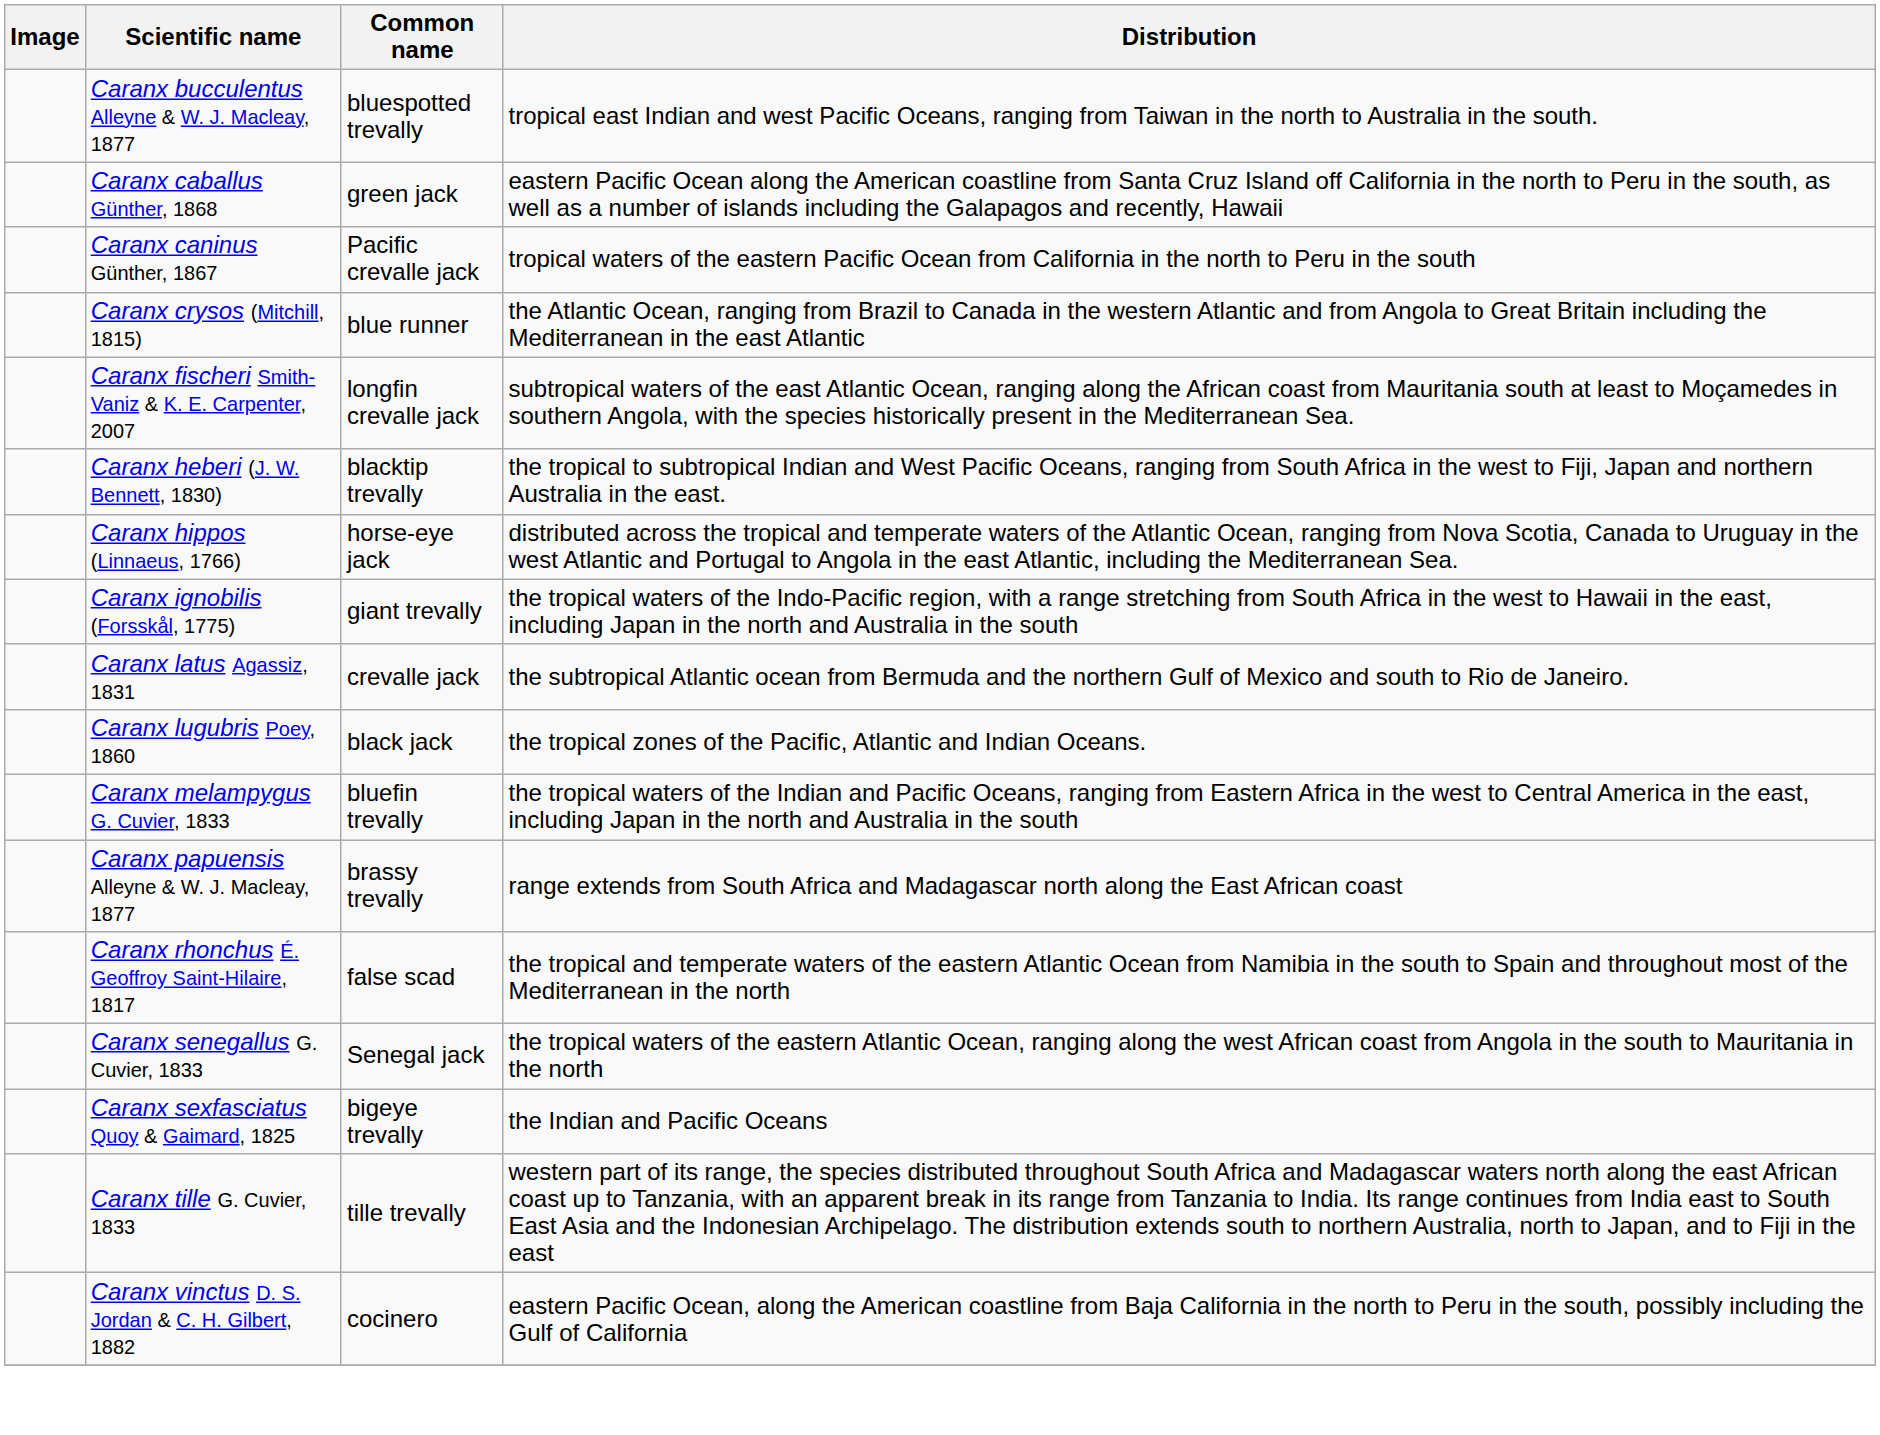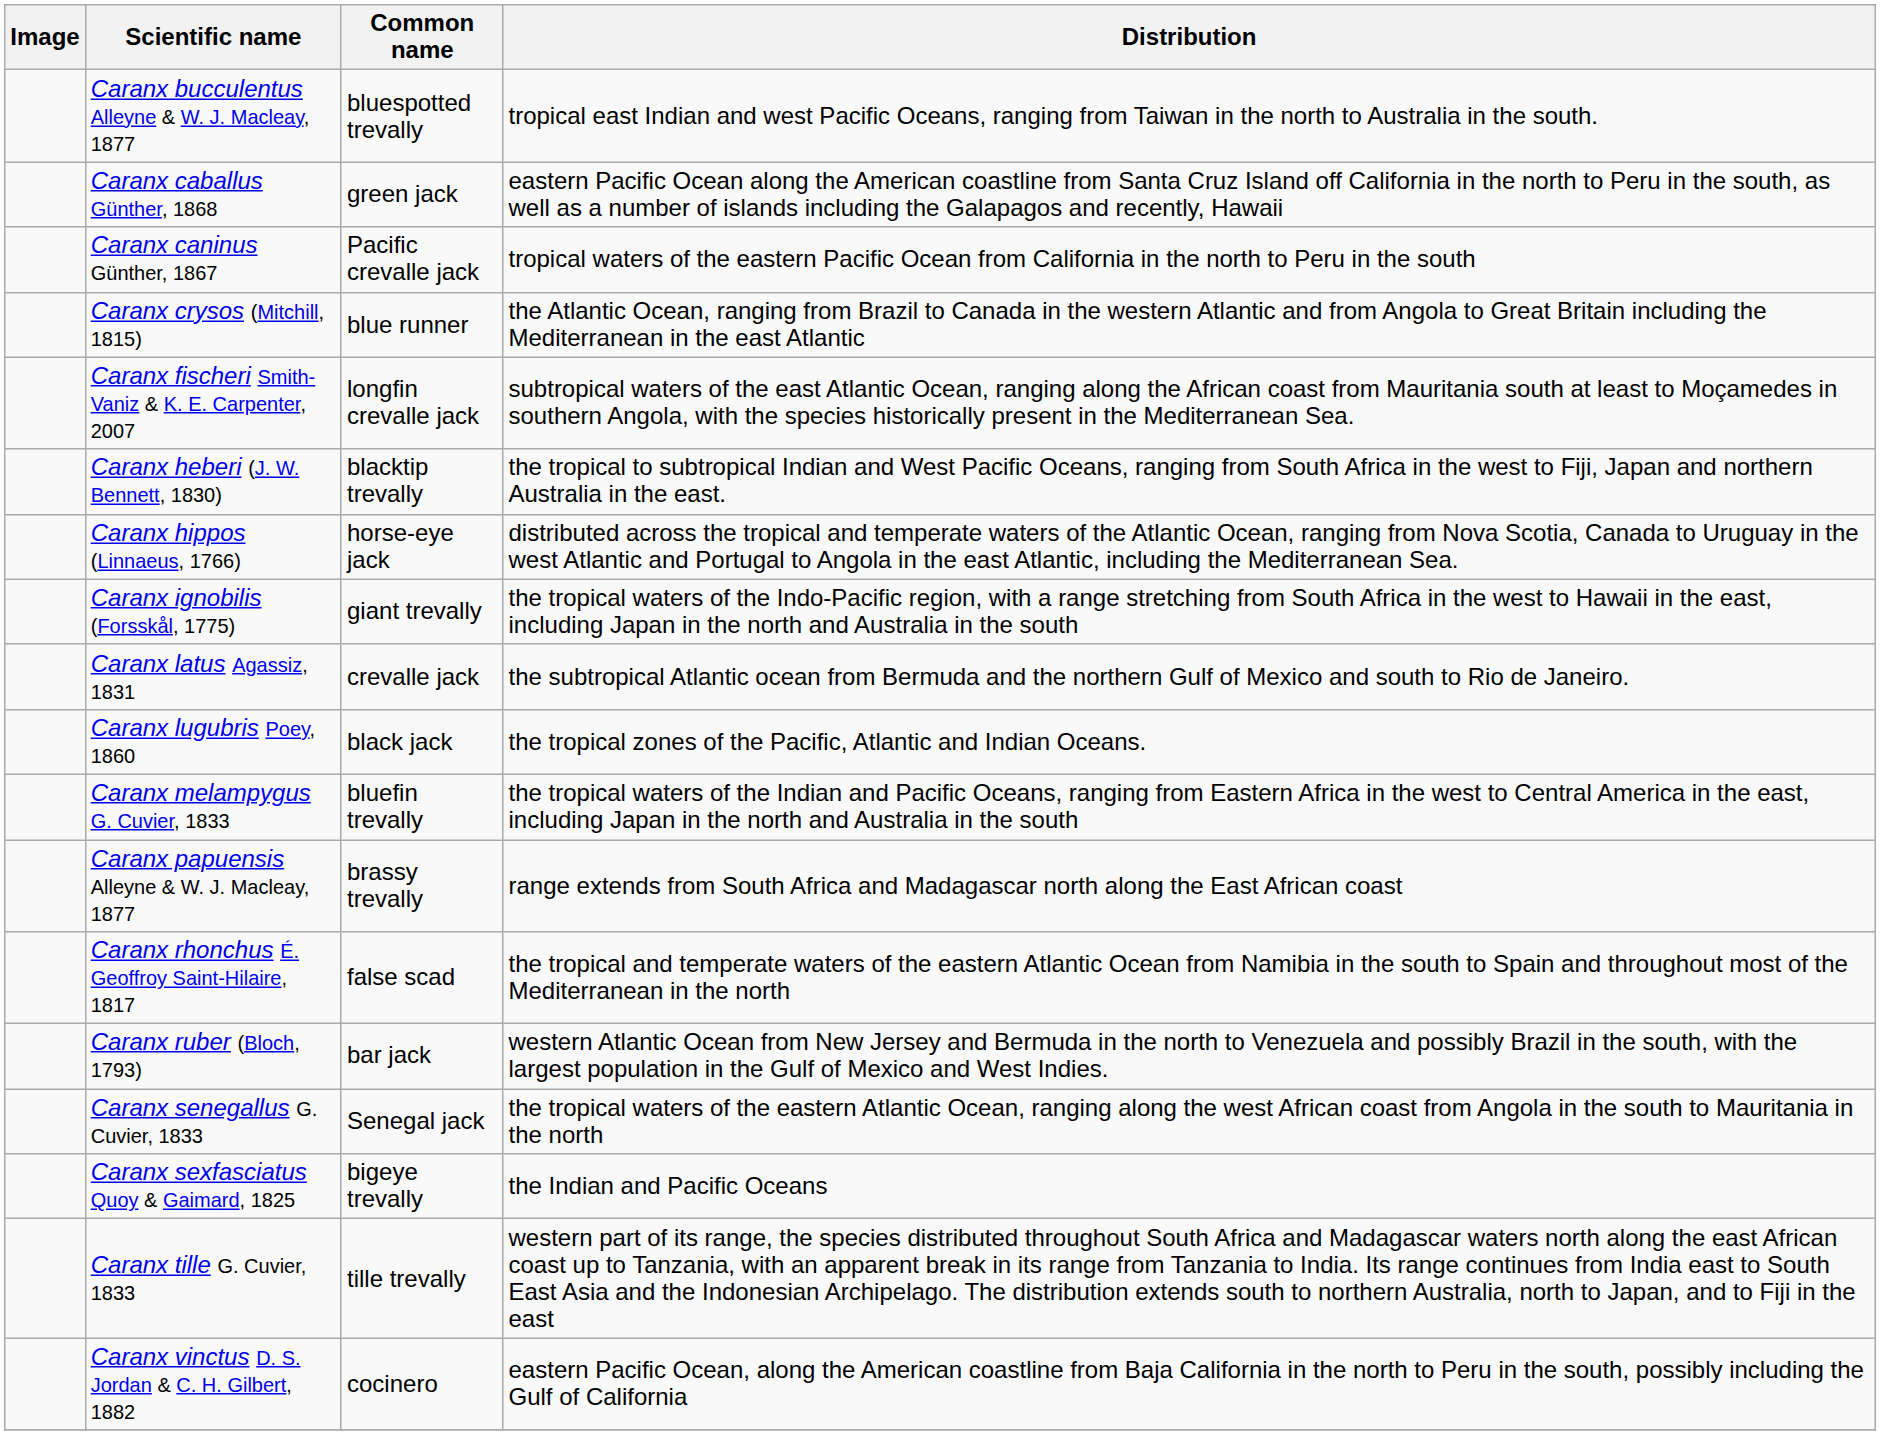+ row: (195, 1055)
